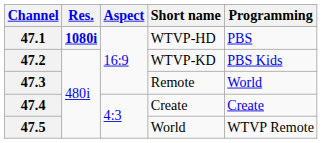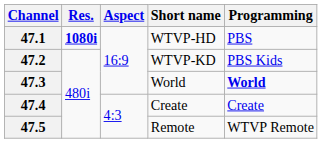(173, 82) Remote -> (168, 82) World
(245, 82) normal -> (246, 82) bold
(168, 127) World -> (173, 127) Remote
